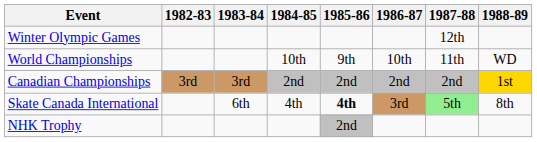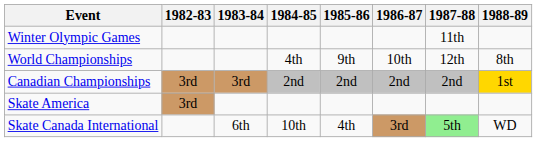(452, 37) 12th -> (452, 37) 11th
(294, 59) 10th -> (294, 59) 4th
(452, 59) 11th -> (452, 59) 12th
(505, 59) WD -> (505, 59) 8th
+ row: (48, 103)
(294, 103) 4th -> (294, 125) 10th
(346, 103) bold -> (346, 125) normal
(505, 103) 8th -> (505, 125) WD
- row: (45, 125)
